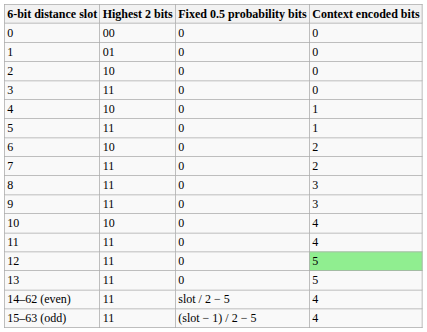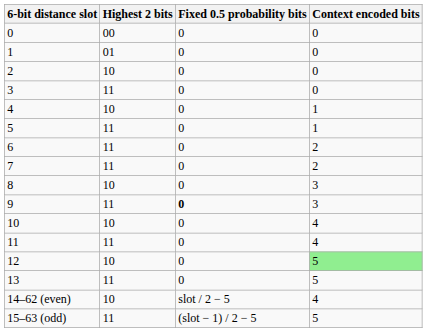(109, 147) 10 -> (108, 147) 11
(108, 185) 11 -> (109, 185) 10
(181, 204) normal -> (181, 204) bold
(108, 261) 11 -> (109, 261) 10
(108, 299) 11 -> (109, 299) 10
(315, 318) 4 -> (315, 318) 5
